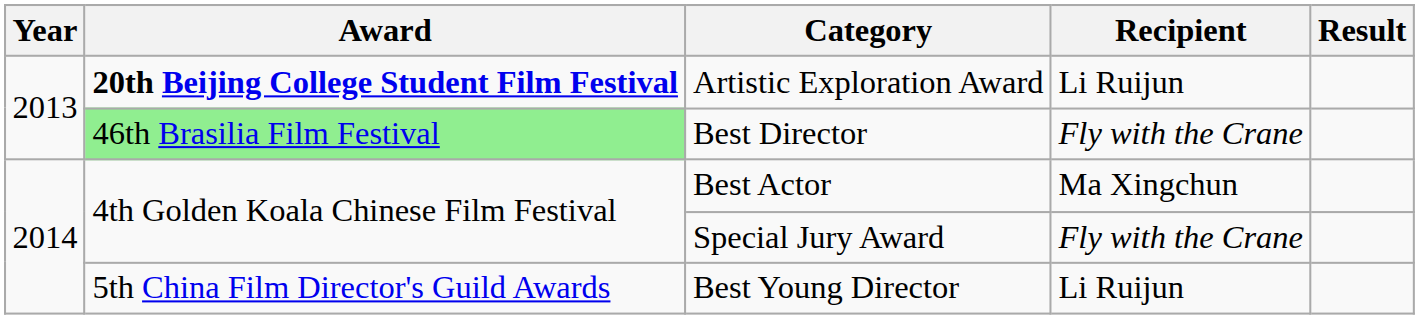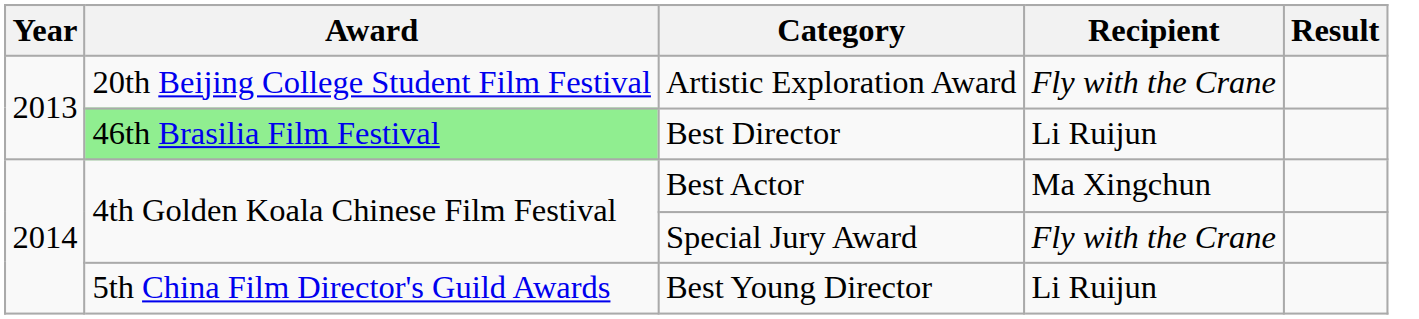(385, 81) bold -> (372, 81) normal
(1121, 81) Li Ruijun -> (1154, 81) Fly with the Crane
(1181, 133) Fly with the Crane -> (1094, 133) Li Ruijun
